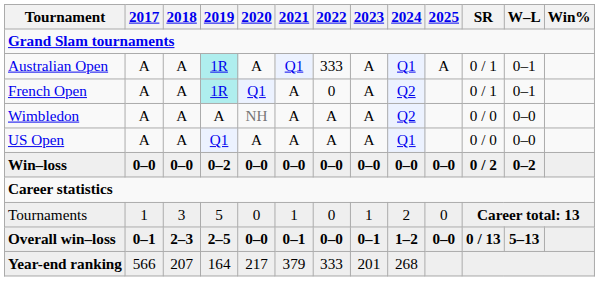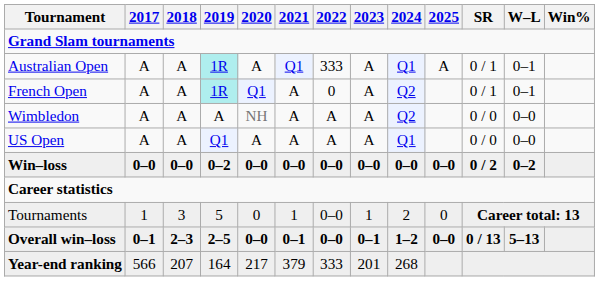(331, 213) 0 -> (331, 213) 0–0
